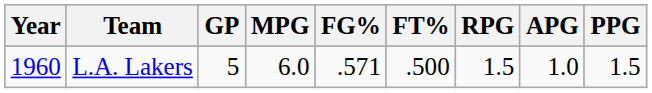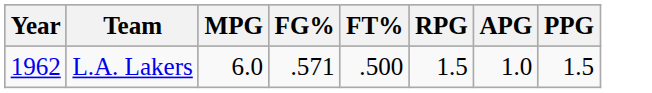- column: (222, 25)
(36, 66) 1960 -> (36, 66) 1962
